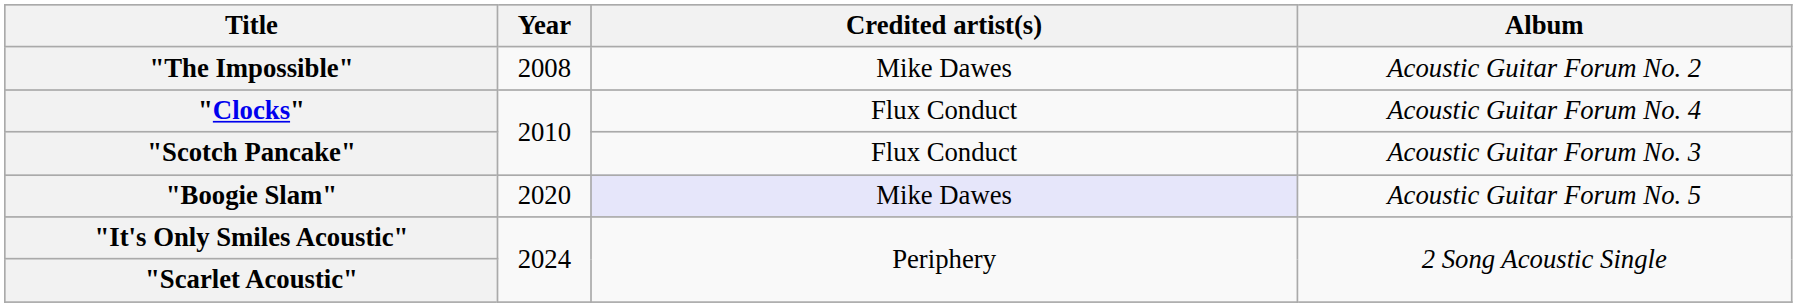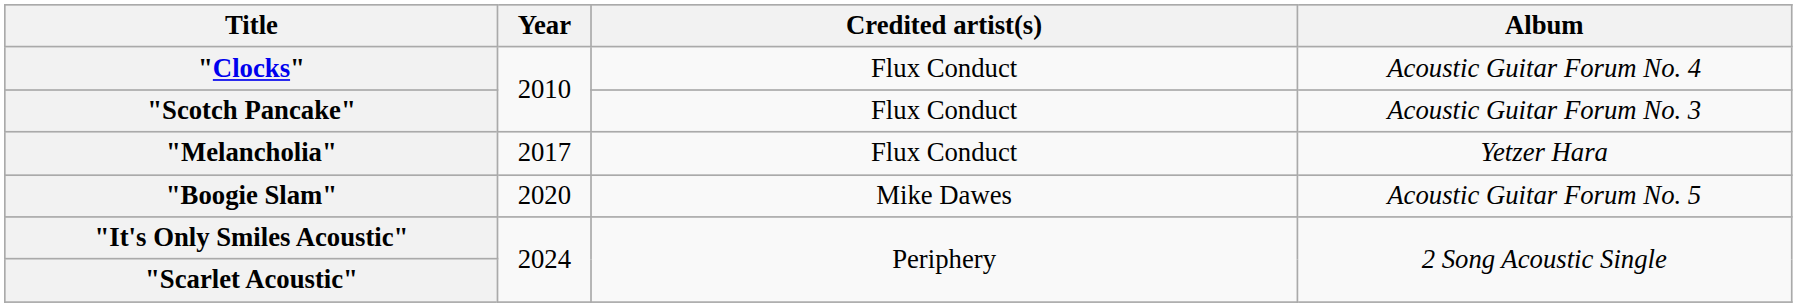- row: (251, 68)
+ row: (251, 152)
(944, 195) lavender background -> (944, 195) no background
